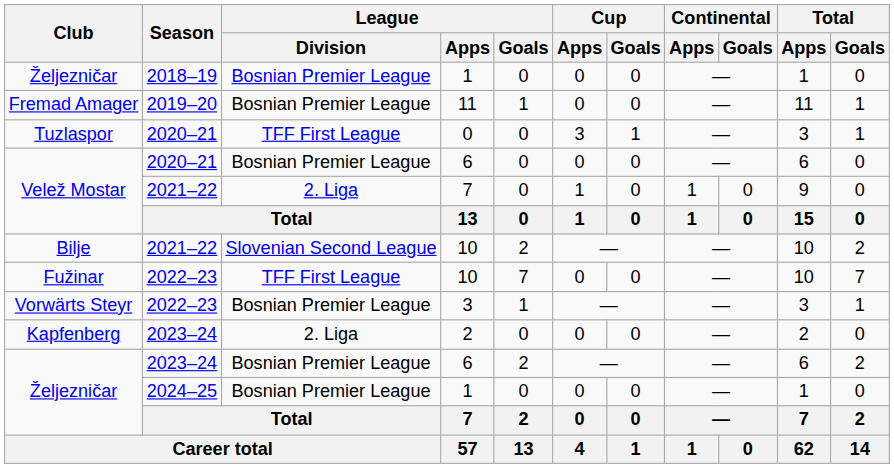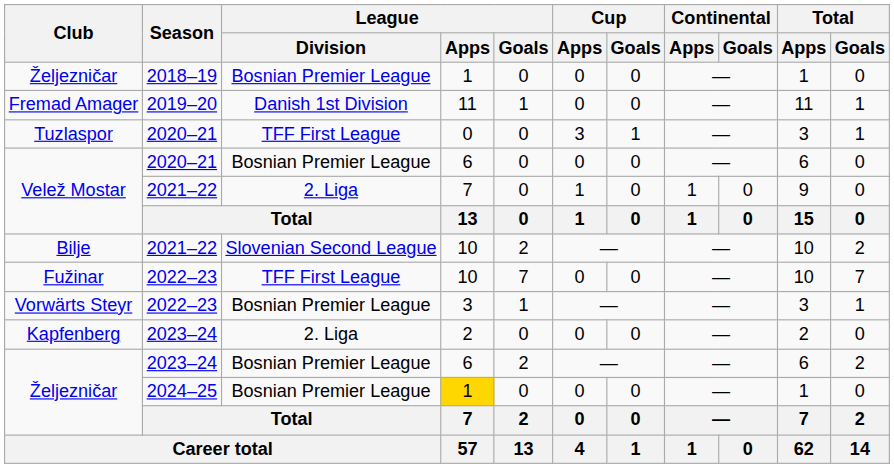(331, 104) Bosnian Premier League -> (331, 104) Danish 1st Division
(467, 391) no background -> (467, 391) gold background
